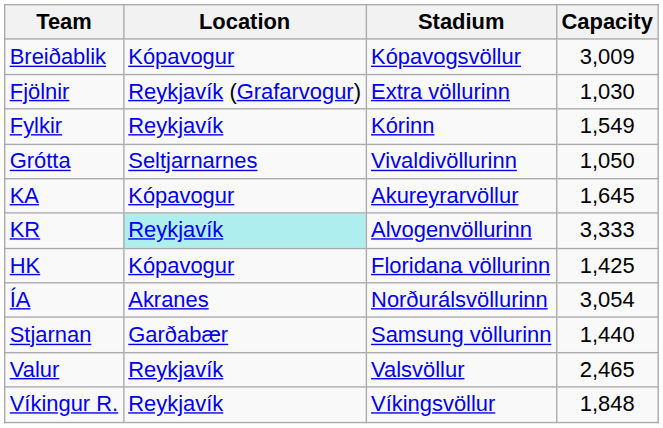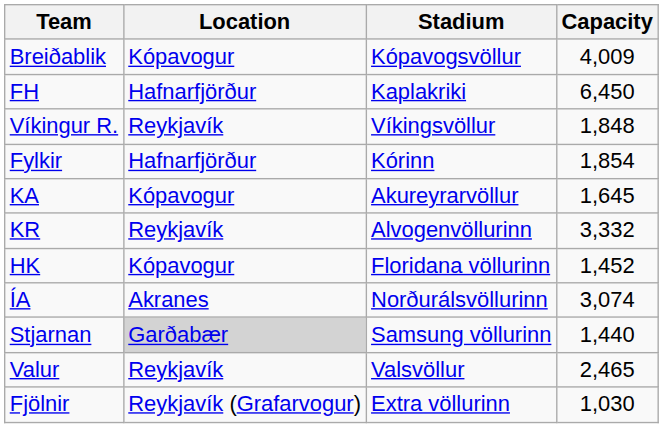(607, 56) 3,009 -> (607, 56) 4,009
+ row: (24, 91)
rows swapped: (40, 91) <-> (64, 404)
(176, 126) Reykjavík -> (192, 160) Hafnarfjörður
(607, 126) 1,549 -> (607, 160) 1,854
- row: (40, 160)
(176, 230) paleturquoise background -> (176, 230) no background
(607, 230) 3,333 -> (607, 230) 3,332
(607, 265) 1,425 -> (607, 265) 1,452
(607, 299) 3,054 -> (607, 299) 3,074
(178, 334) no background -> (178, 334) lightgrey background
